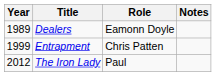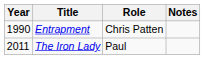- row: (53, 29)
(19, 46) 1999 -> (19, 29) 1990
(19, 63) 2012 -> (18, 46) 2011
